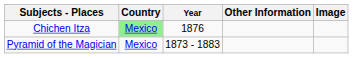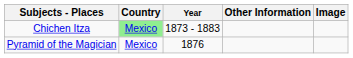(193, 28) 1876 -> (193, 28) 1873 - 1883
(193, 45) 1873 - 1883 -> (193, 45) 1876
